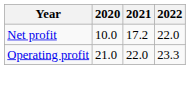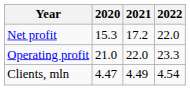(106, 34) 10.0 -> (106, 34) 15.3
+ row: (38, 74)
